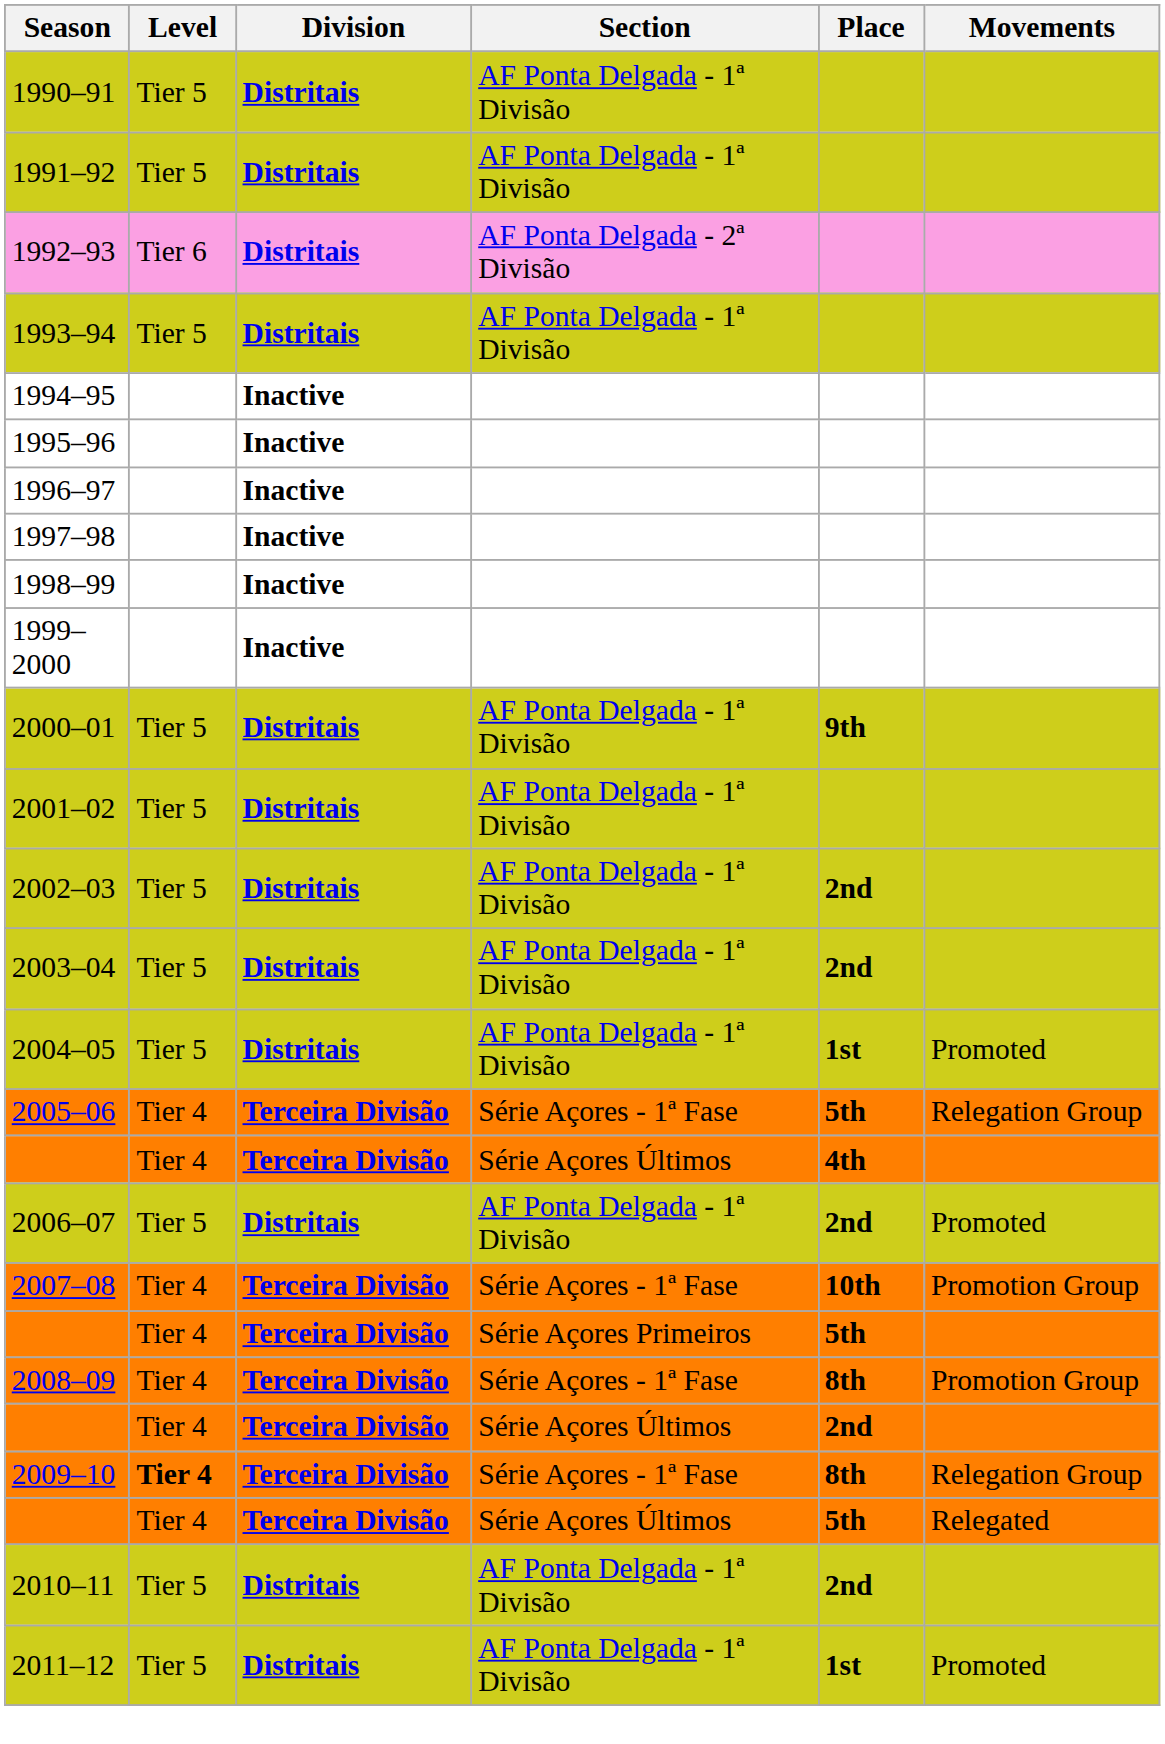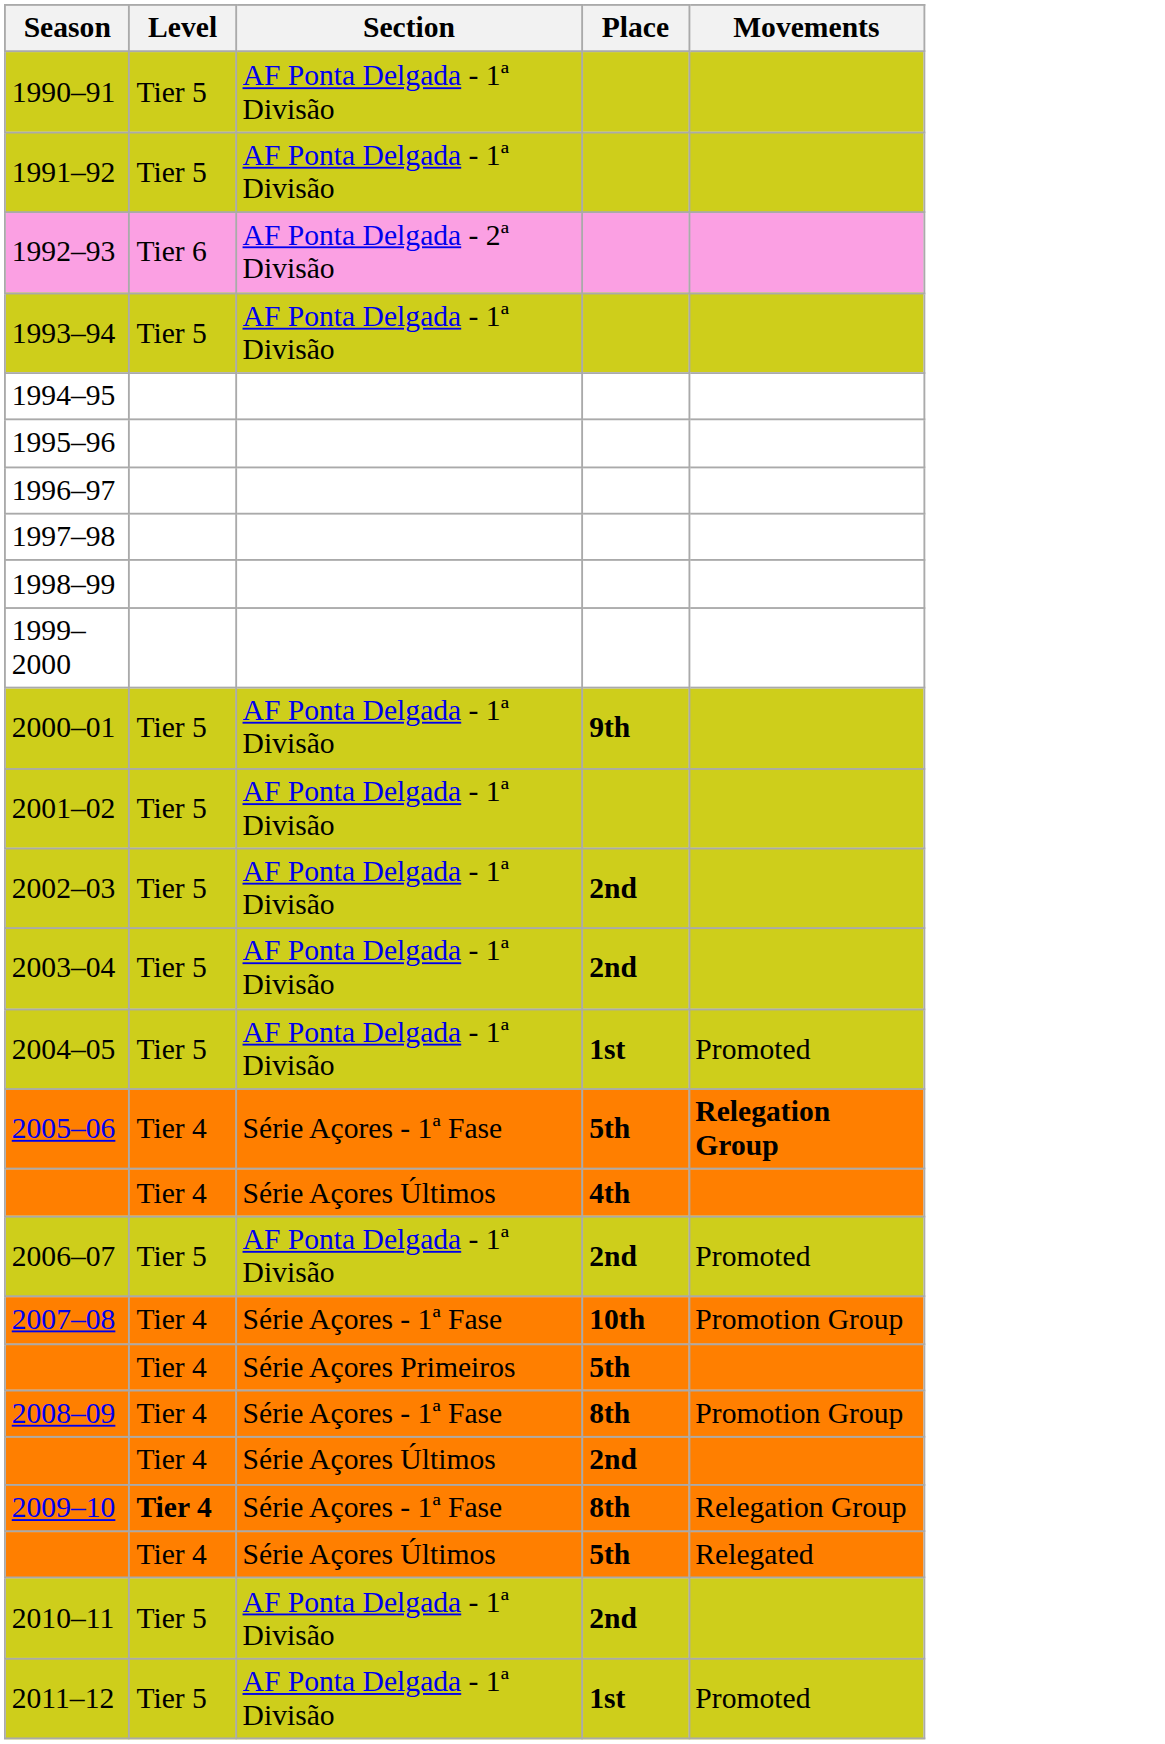- column: (354, 27)
(1037, 1112) normal -> (763, 1128) bold
